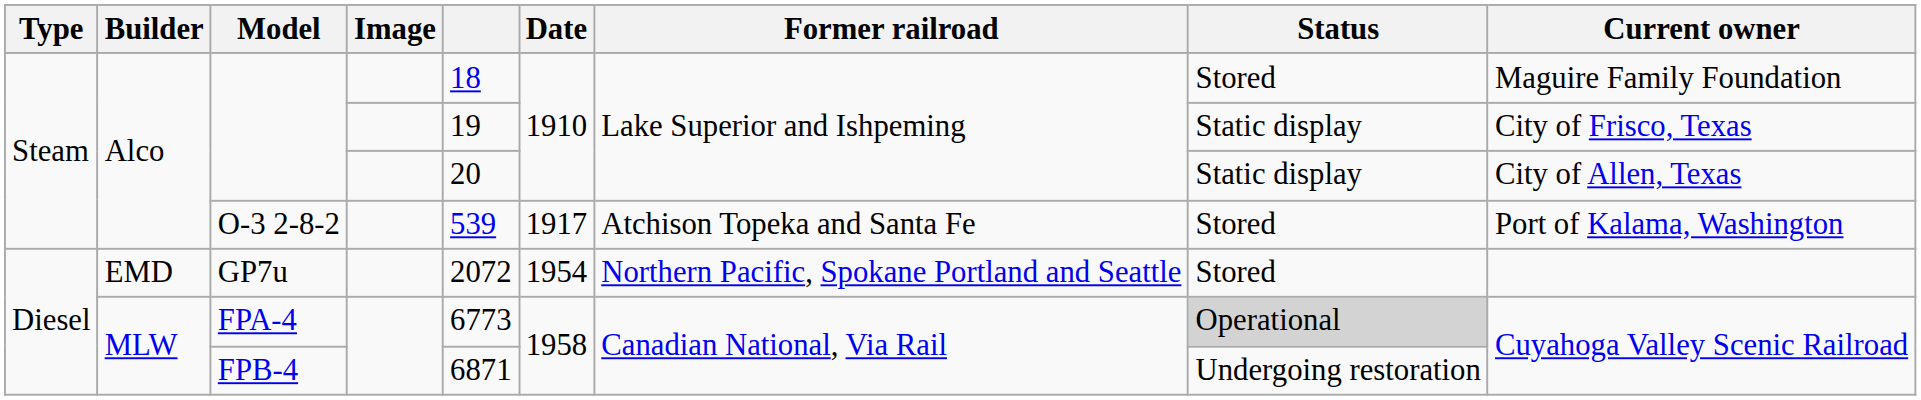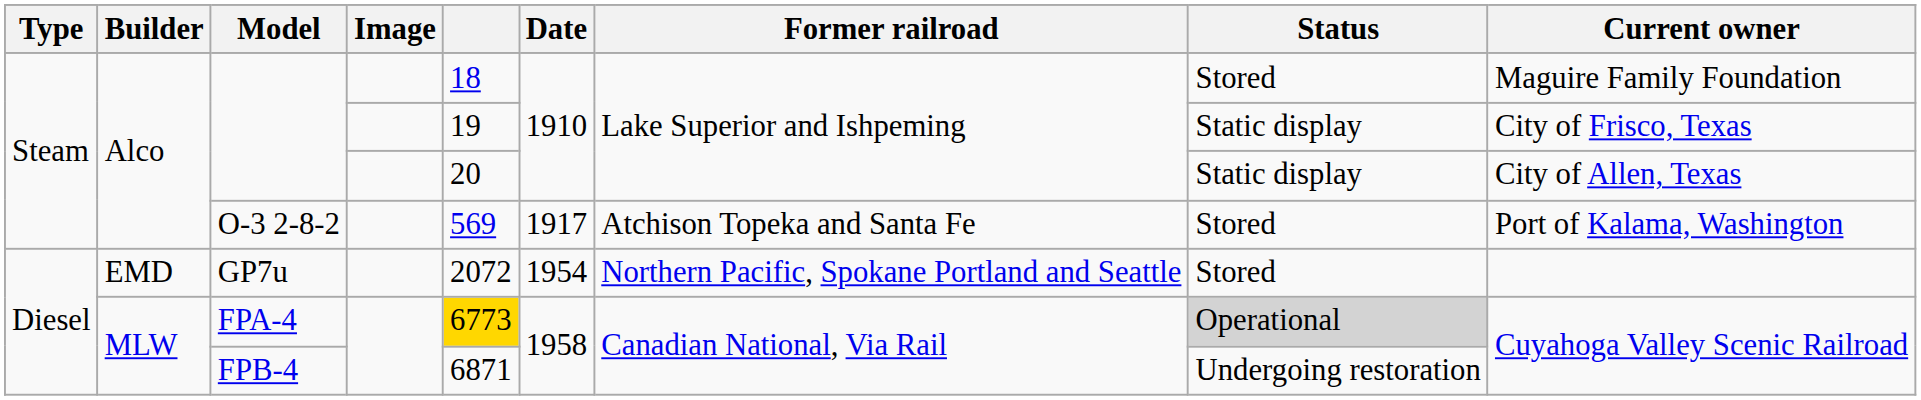(473, 223) 539 -> (473, 223) 569
(481, 321) no background -> (481, 321) gold background
